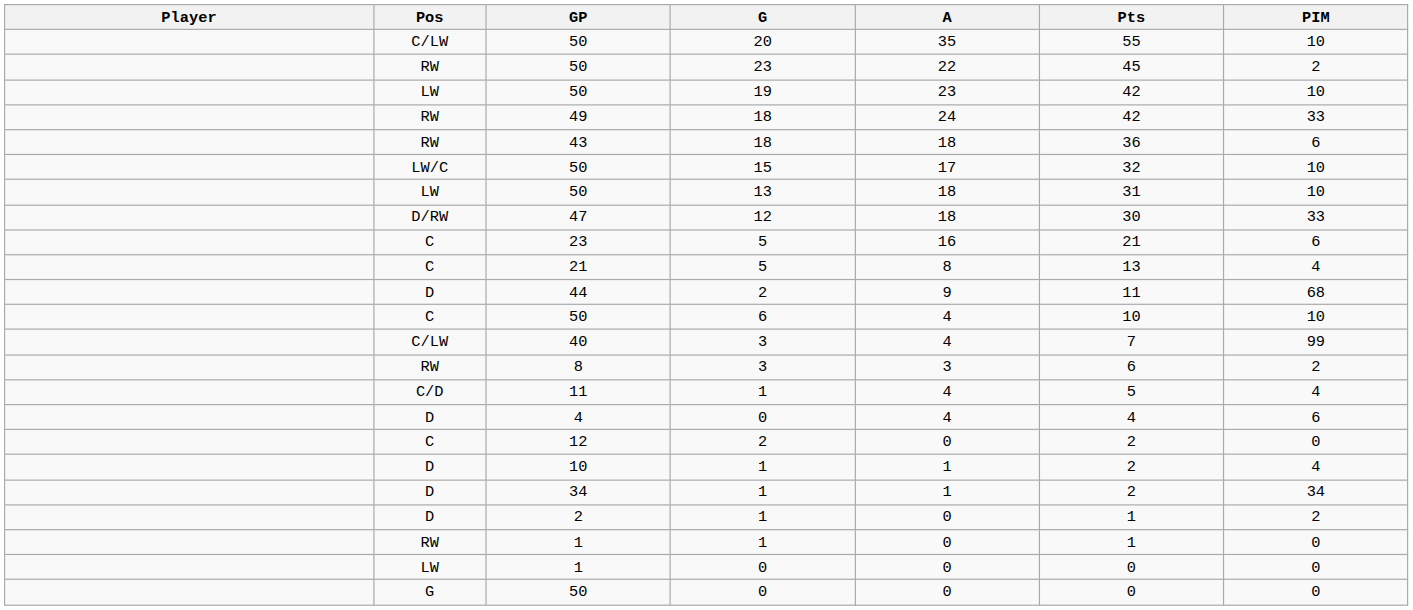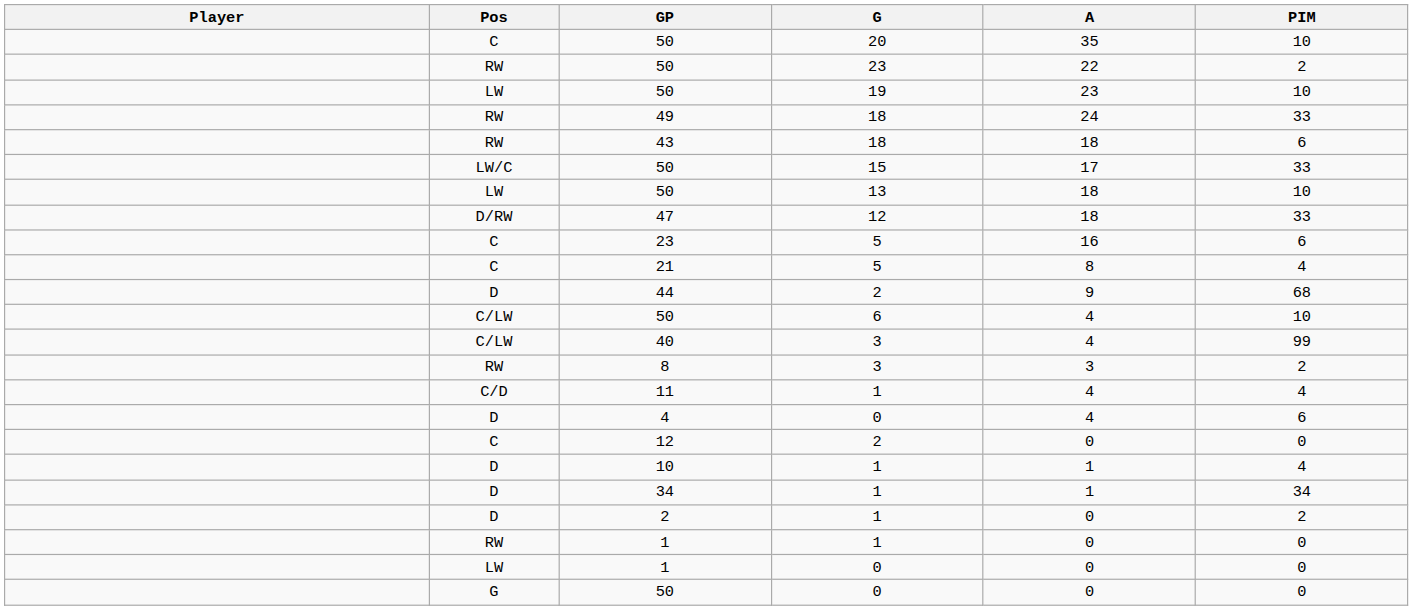- column: (1131, 17)
(430, 42) C/LW -> (494, 42) C
(1316, 167) 10 -> (1302, 167) 33
(430, 317) C -> (494, 317) C/LW
